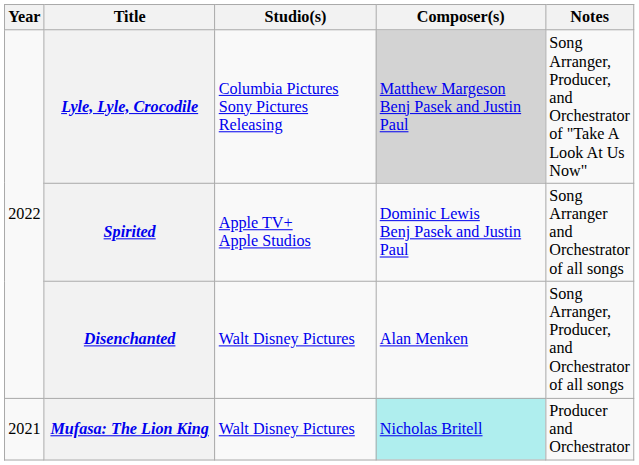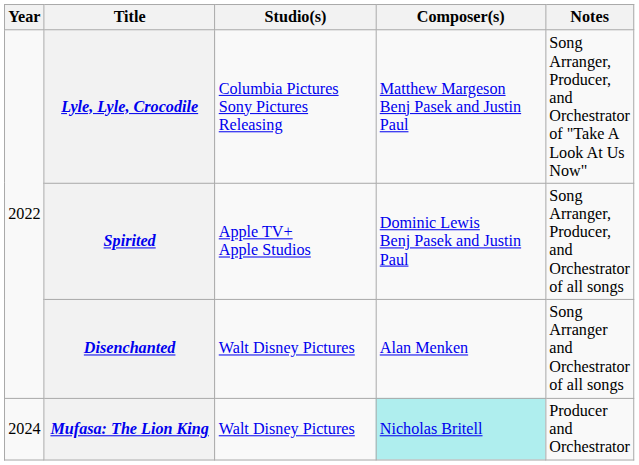(450, 106) lightgrey background -> (450, 106) no background
(590, 232) Song Arranger and Orchestrator of all songs -> (590, 241) Song Arranger, Producer, and Orchestrator of all songs
(590, 339) Song Arranger, Producer, and Orchestrator of all songs -> (590, 348) Song Arranger and Orchestrator of all songs
(24, 428) 2021 -> (24, 428) 2024
